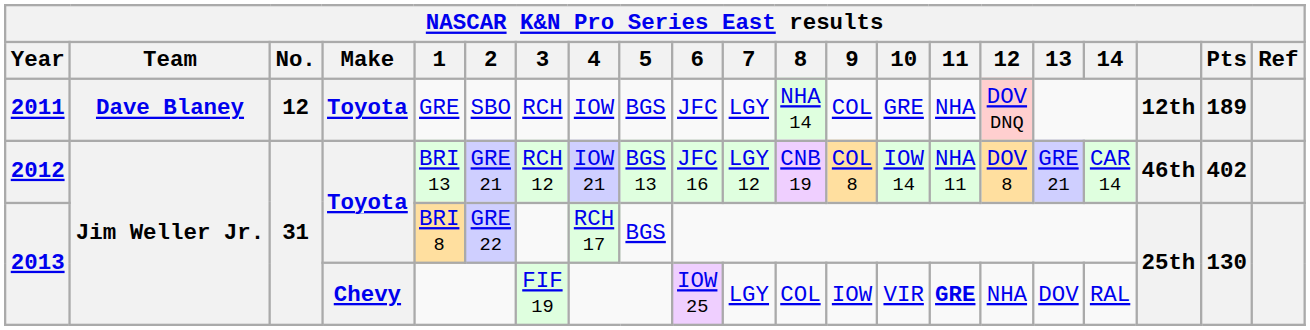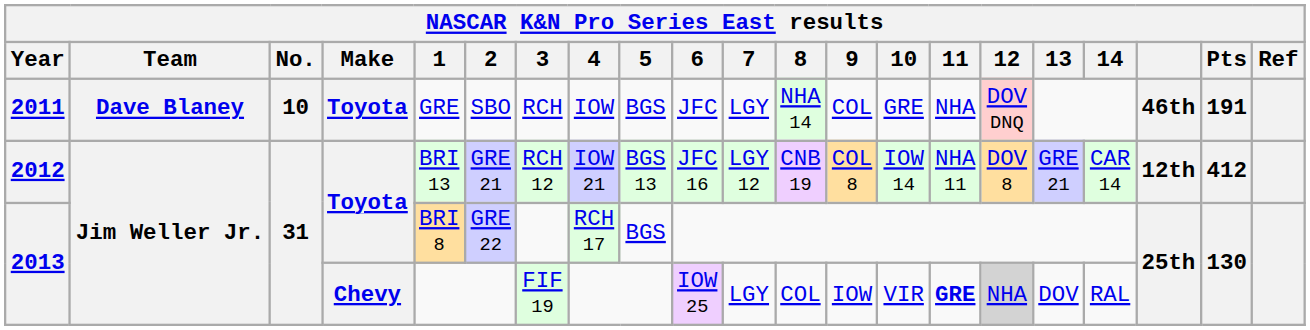(296, 109) 12 -> (296, 109) 10
(1168, 109) 12th -> (1168, 109) 46th
(1227, 109) 189 -> (1227, 109) 191
(1168, 171) 46th -> (1168, 171) 12th
(1227, 171) 402 -> (1227, 171) 412
(1007, 294) no background -> (1007, 294) lightgrey background
